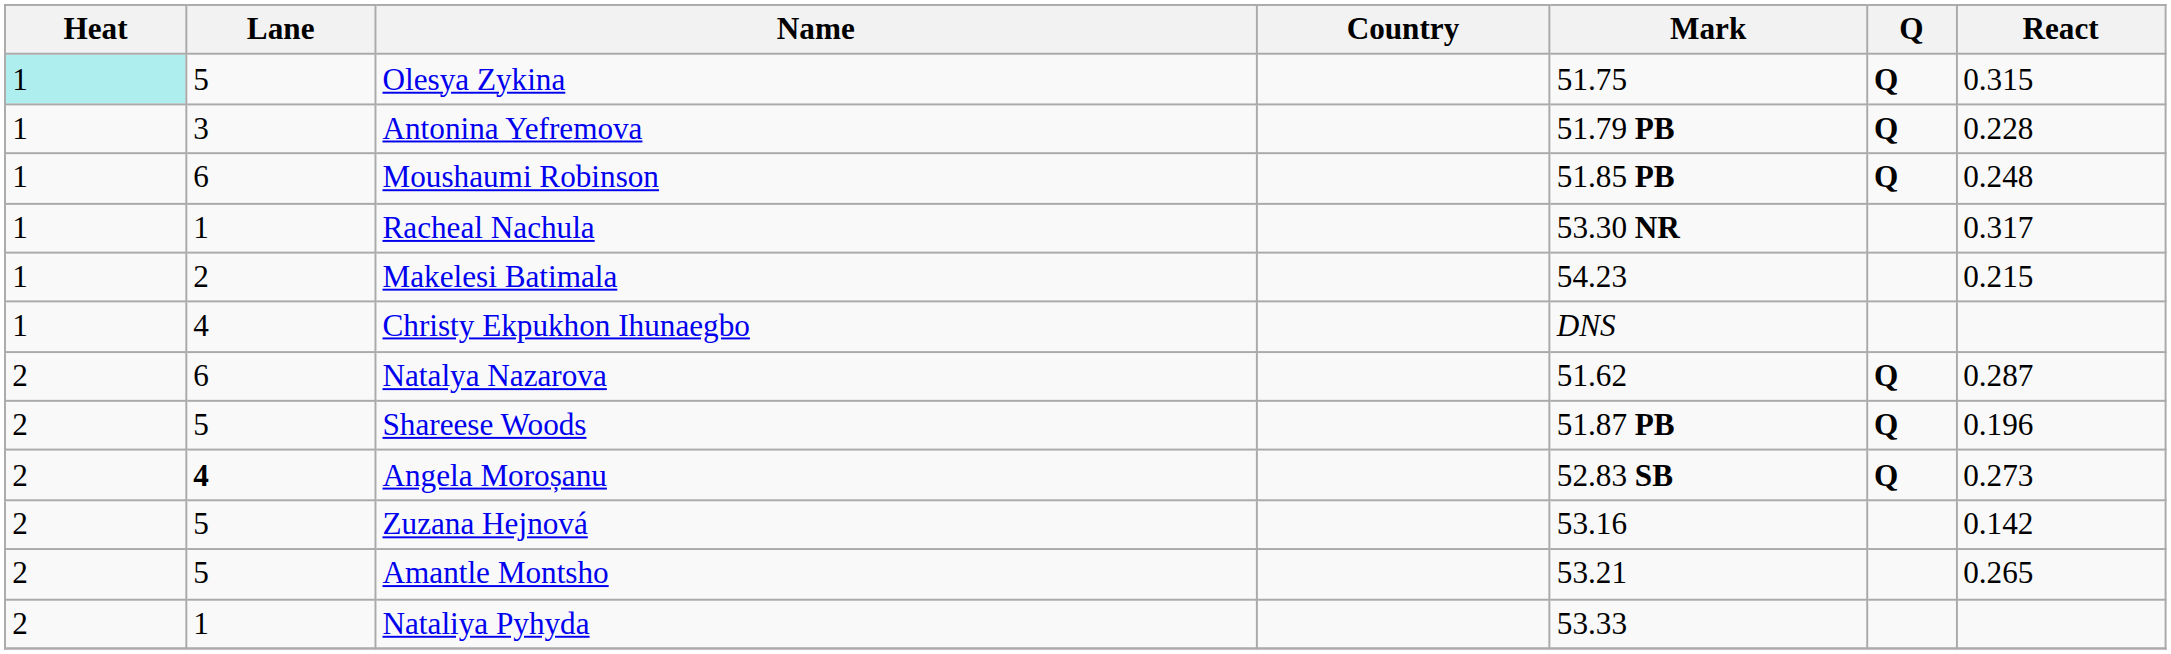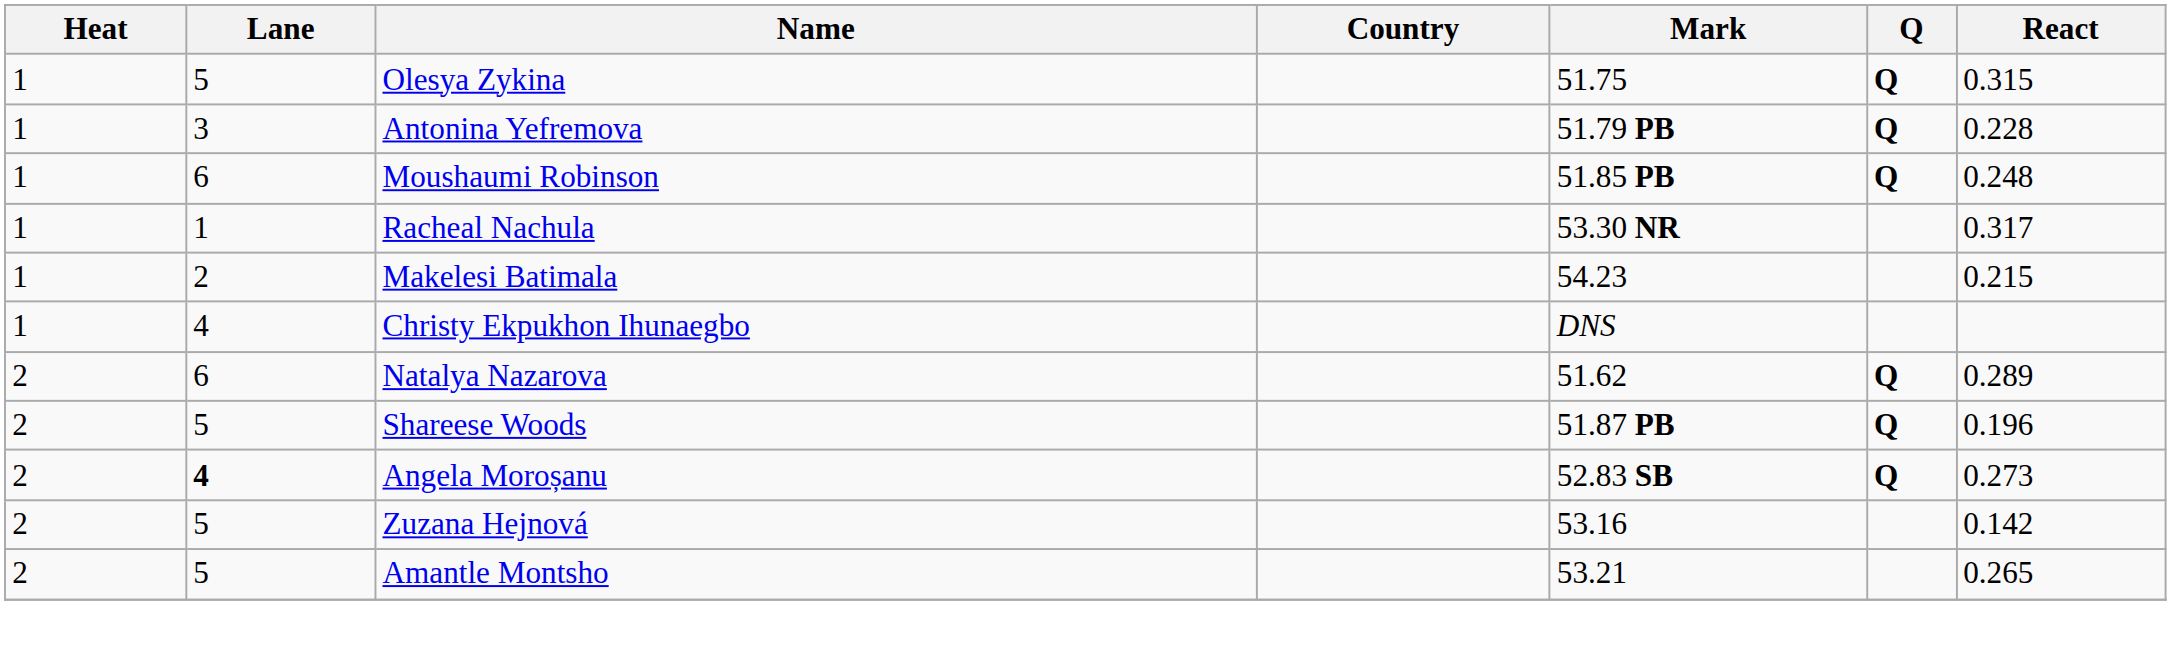(20, 78) paleturquoise background -> (20, 78) no background
(1998, 375) 0.287 -> (1998, 375) 0.289
- row: (486, 623)
